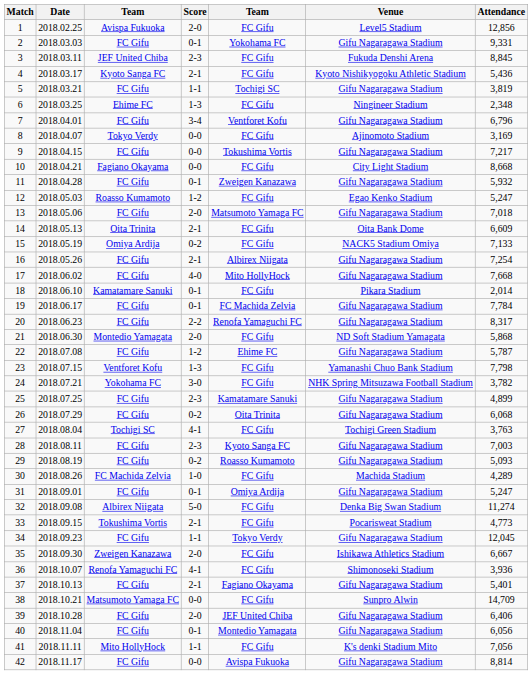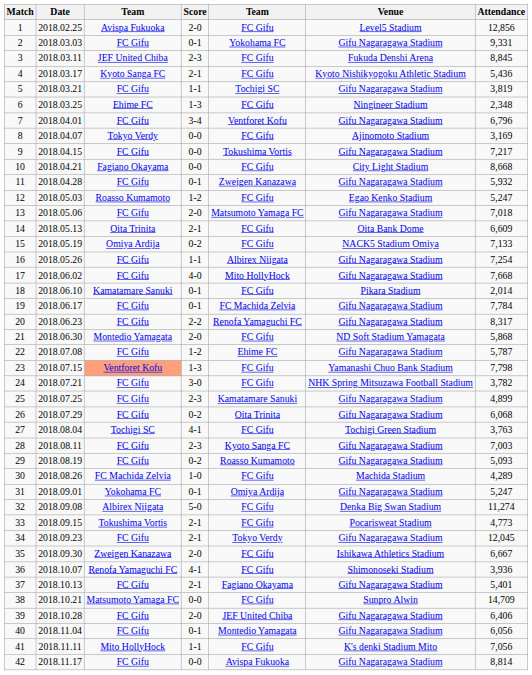(195, 259) 2-1 -> (195, 259) 1-1
(133, 368) no background -> (133, 368) lightsalmon background
(133, 383) Yokohama FC -> (133, 383) FC Gifu
(133, 492) FC Gifu -> (133, 492) Yokohama FC
(195, 538) 1-1 -> (195, 538) 2-1
